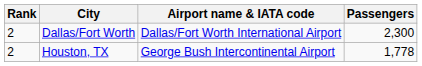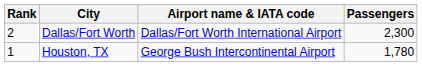(10, 52) 2 -> (10, 52) 1
(399, 52) 1,778 -> (399, 52) 1,780
